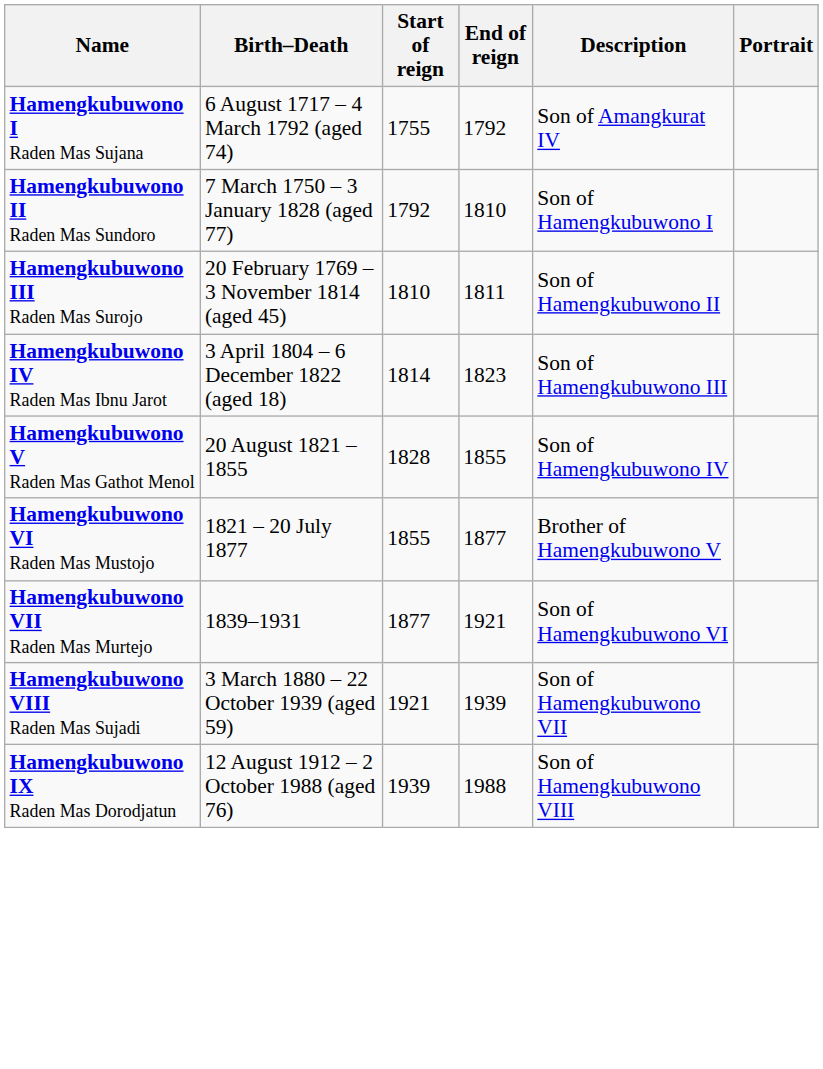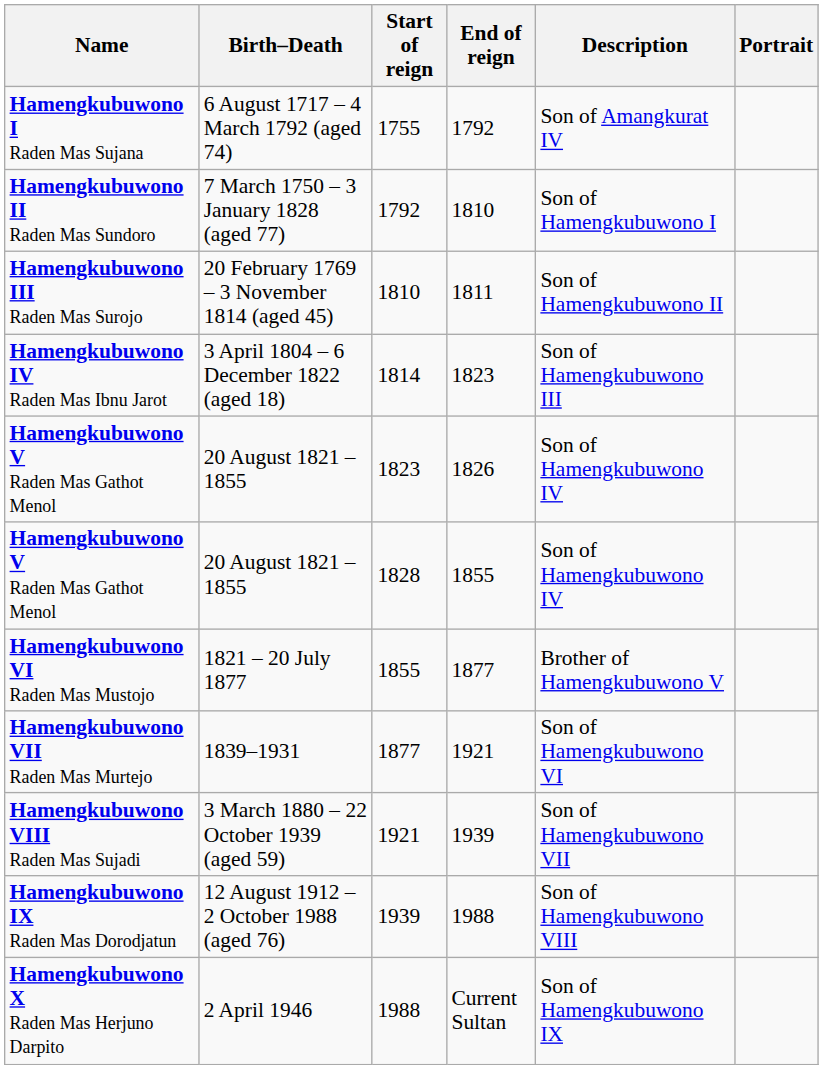+ row: (97, 468)
+ row: (97, 1010)
